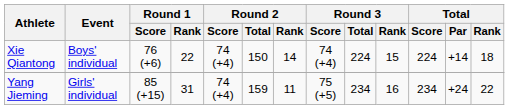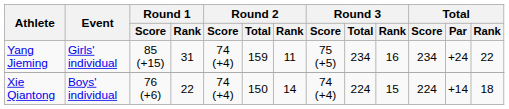rows swapped: (28, 89) <-> (31, 57)
